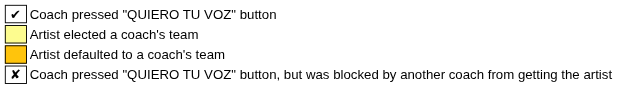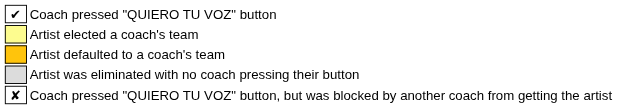+ row: (195, 75)
